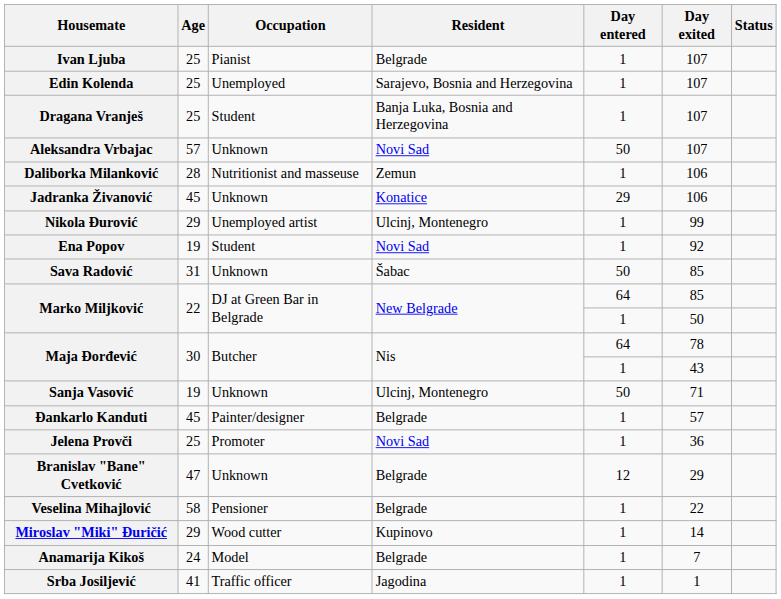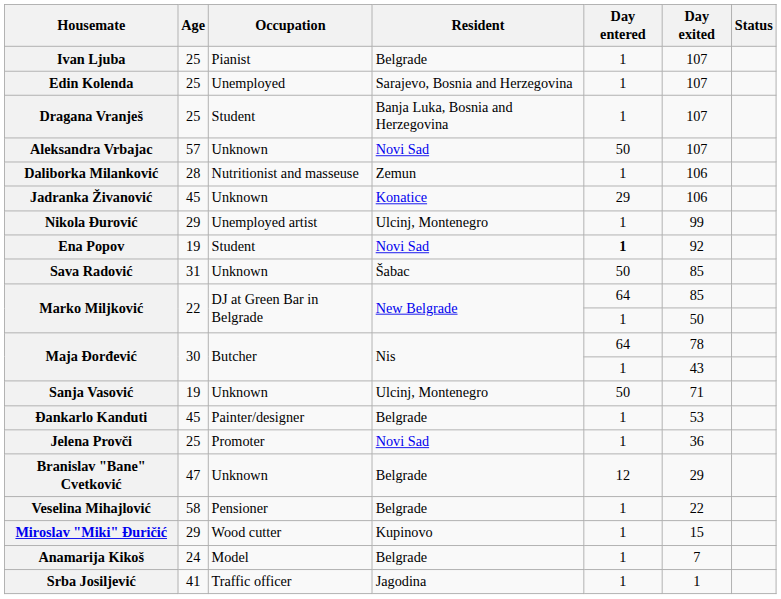(623, 247) normal -> (623, 247) bold
(697, 417) 57 -> (697, 417) 53
(697, 532) 14 -> (697, 532) 15
